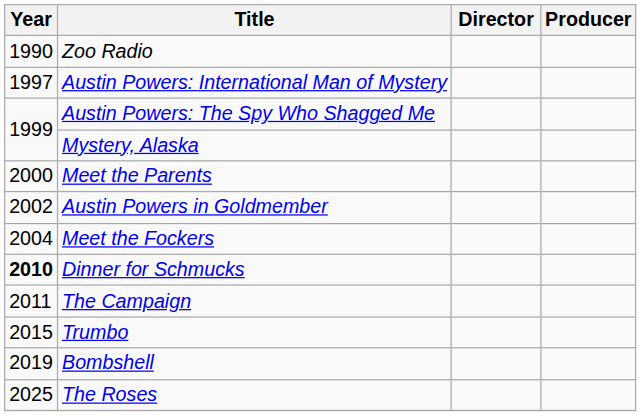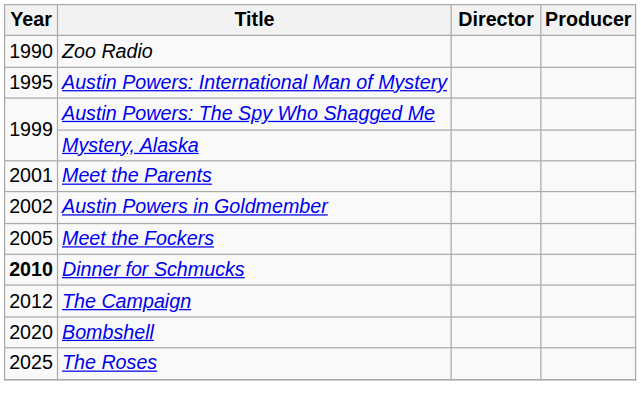(31, 82) 1997 -> (31, 82) 1995
(31, 176) 2000 -> (31, 176) 2001
(31, 238) 2004 -> (31, 238) 2005
(30, 301) 2011 -> (31, 301) 2012
- row: (95, 332)
(31, 363) 2019 -> (31, 332) 2020
